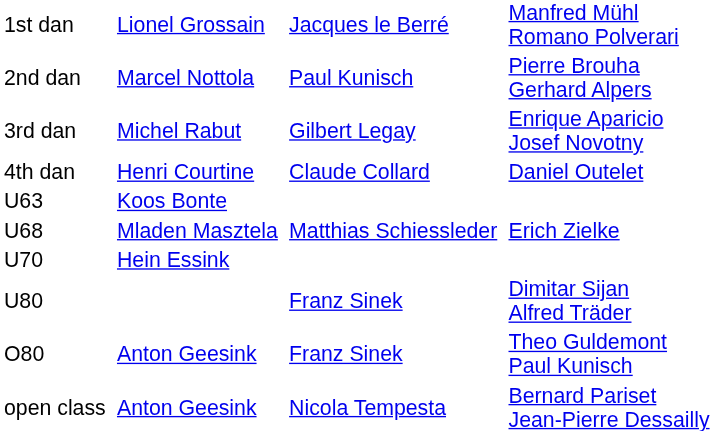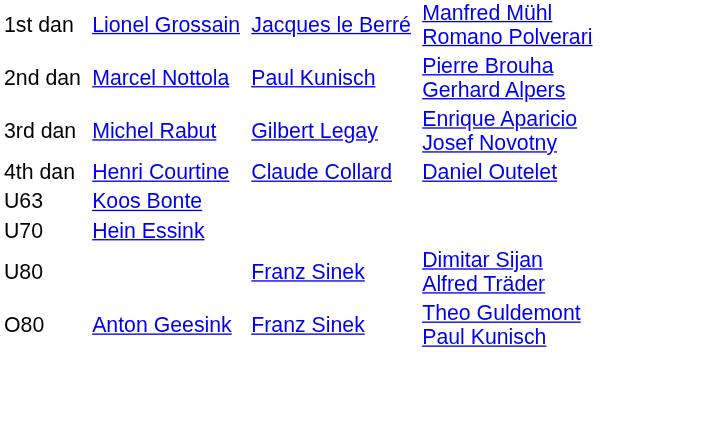- row: (24, 230)
- row: (55, 407)
